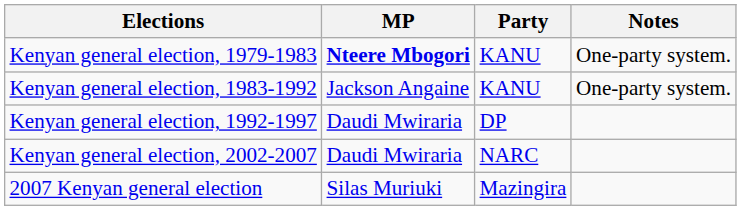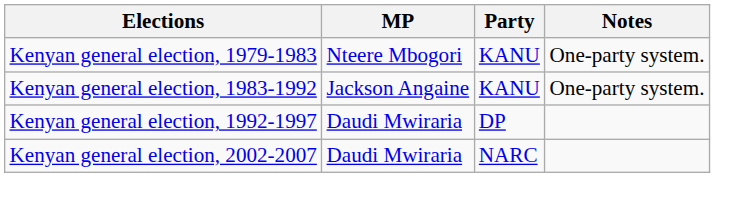(398, 54) bold -> (394, 54) normal
- row: (136, 188)
